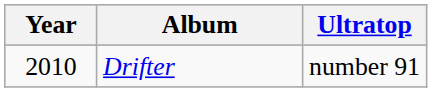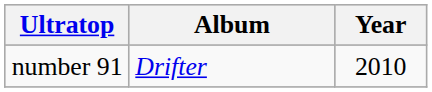columns swapped: (51, 24) <-> (365, 24)
